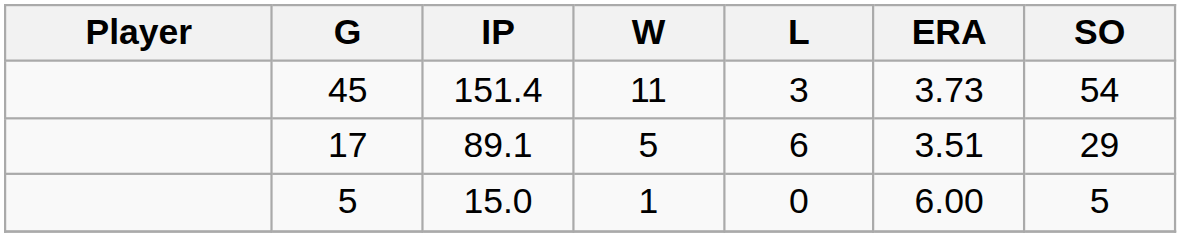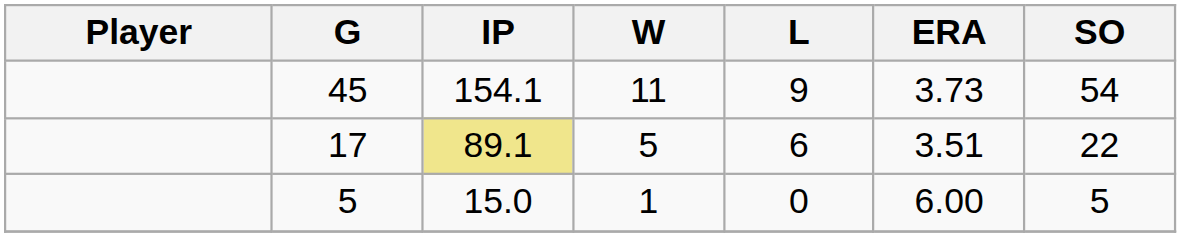(498, 88) 151.4 -> (498, 88) 154.1
(799, 88) 3 -> (799, 88) 9
(498, 145) no background -> (498, 145) khaki background
(1100, 145) 29 -> (1100, 145) 22
